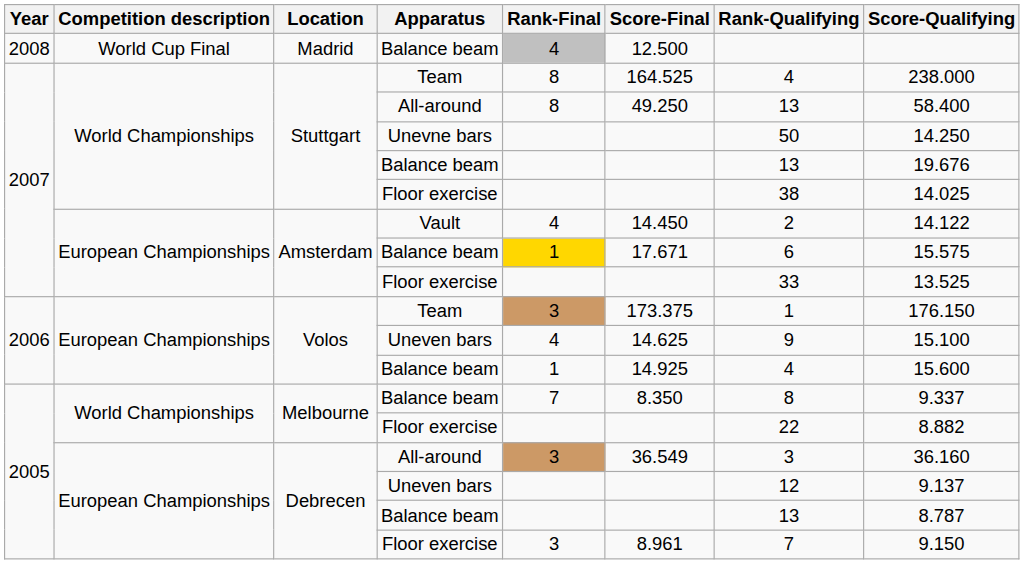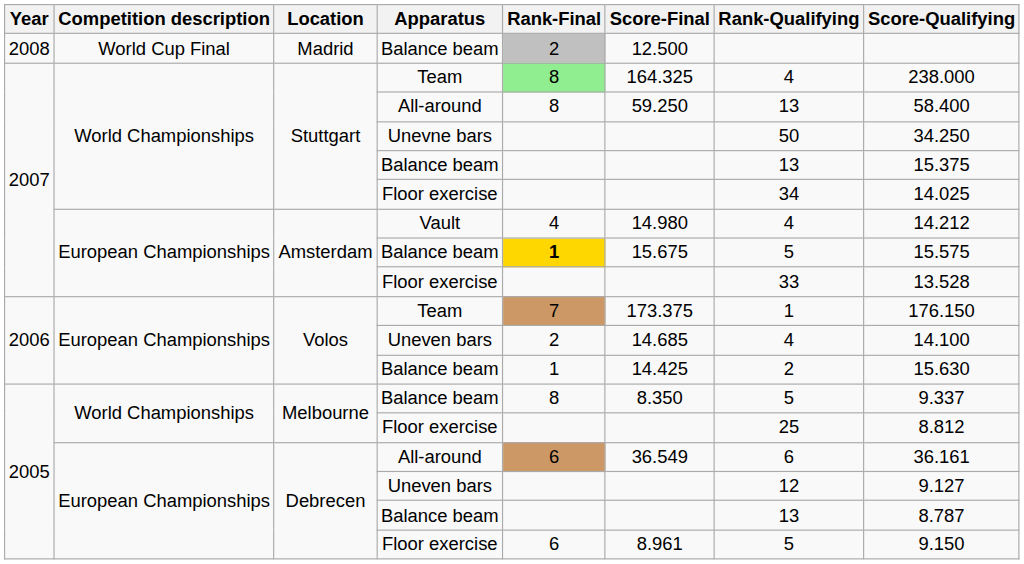(554, 48) 4 -> (554, 48) 2
(554, 77) no background -> (554, 77) lightgreen background
(660, 77) 164.525 -> (660, 77) 164.325
(660, 106) 49.250 -> (660, 106) 59.250
(942, 135) 14.250 -> (942, 135) 34.250
(942, 164) 19.676 -> (942, 164) 15.375
(789, 194) 38 -> (789, 194) 34
(660, 223) 14.450 -> (660, 223) 14.980
(789, 223) 2 -> (789, 223) 4
(942, 223) 14.122 -> (942, 223) 14.212
(554, 252) normal -> (554, 252) bold
(660, 252) 17.671 -> (660, 252) 15.675
(789, 252) 6 -> (789, 252) 5
(942, 281) 13.525 -> (942, 281) 13.528
(554, 310) 3 -> (554, 310) 7
(554, 340) 4 -> (554, 340) 2
(660, 340) 14.625 -> (660, 340) 14.685
(789, 340) 9 -> (789, 340) 4
(942, 340) 15.100 -> (942, 340) 14.100
(660, 369) 14.925 -> (660, 369) 14.425
(789, 369) 4 -> (789, 369) 2
(942, 369) 15.600 -> (942, 369) 15.630
(554, 398) 7 -> (554, 398) 8
(789, 398) 8 -> (789, 398) 5
(789, 427) 22 -> (789, 427) 25
(942, 427) 8.882 -> (942, 427) 8.812
(554, 456) 3 -> (554, 456) 6
(789, 456) 3 -> (789, 456) 6
(942, 456) 36.160 -> (942, 456) 36.161
(942, 485) 9.137 -> (942, 485) 9.127
(554, 544) 3 -> (554, 544) 6
(789, 544) 7 -> (789, 544) 5
